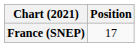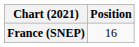(111, 33) 17 -> (111, 33) 16
